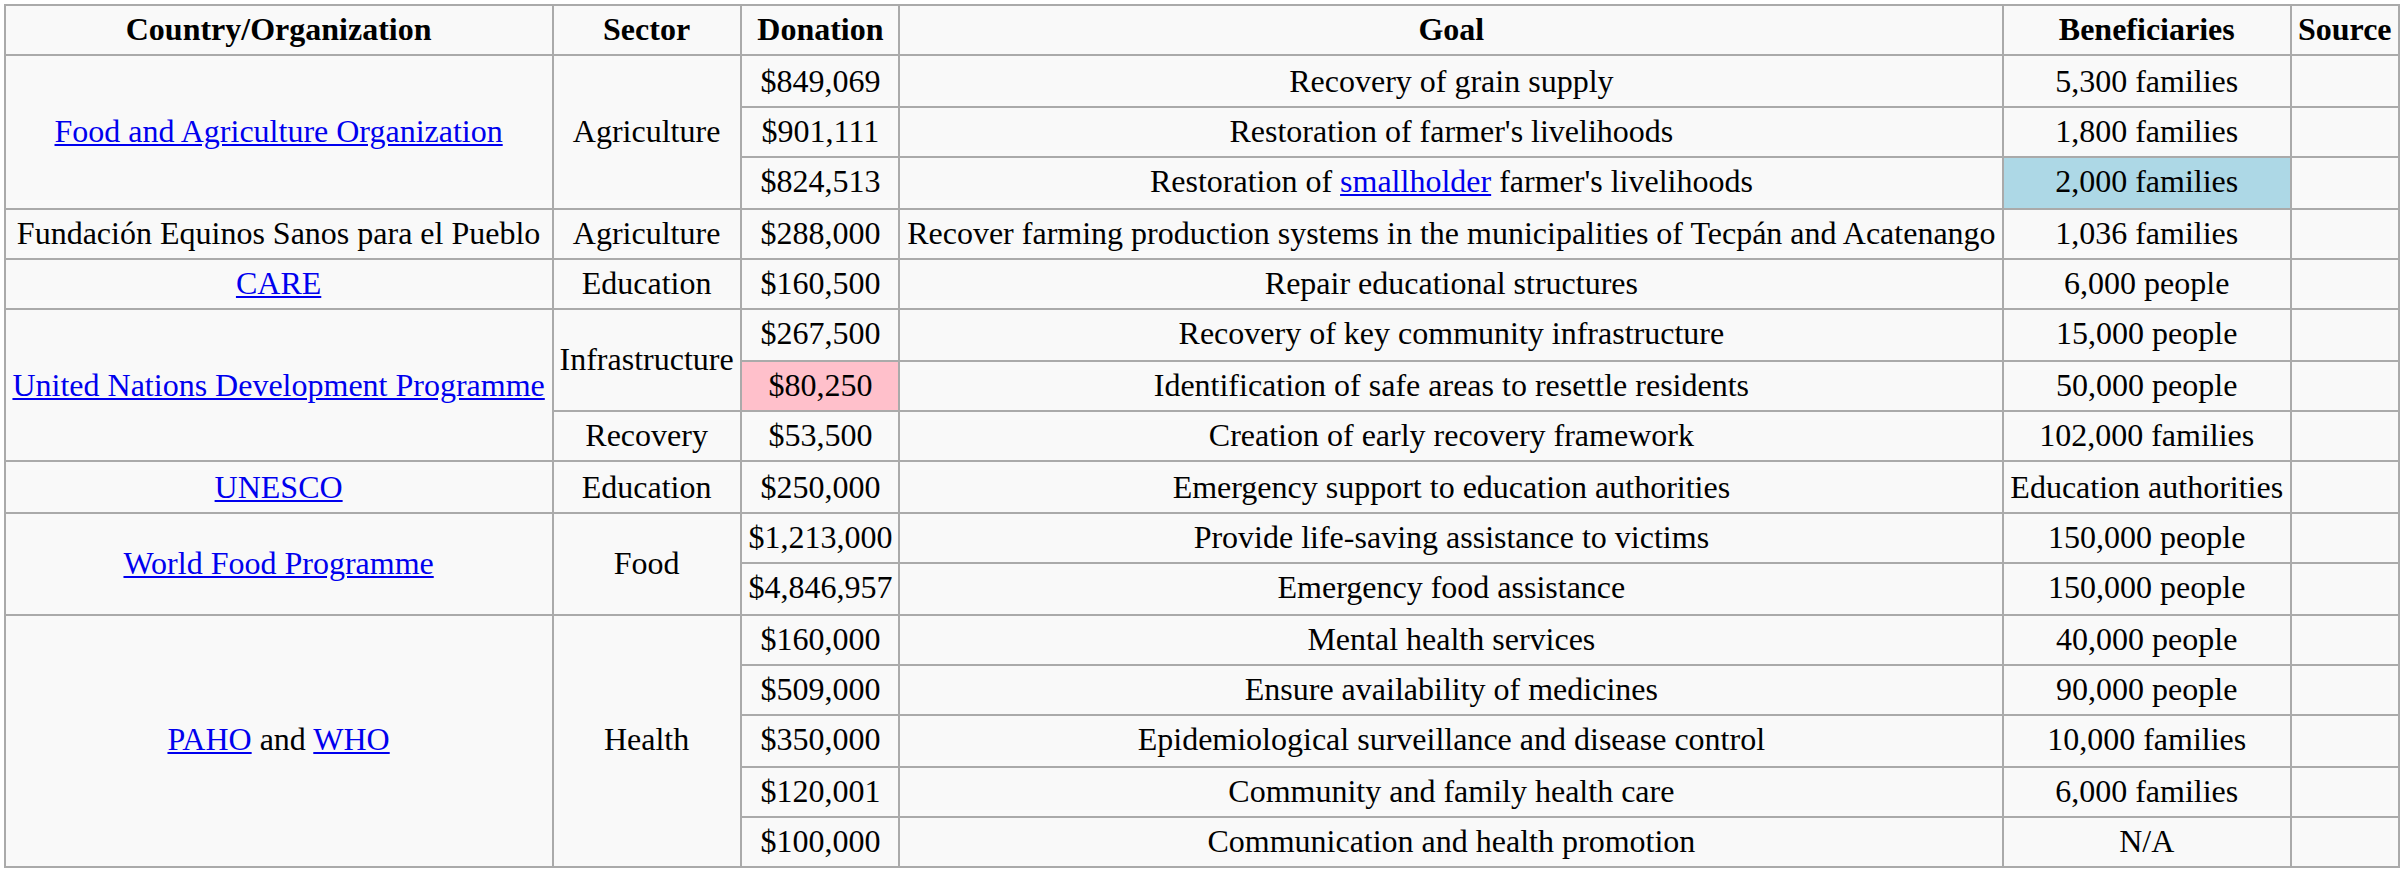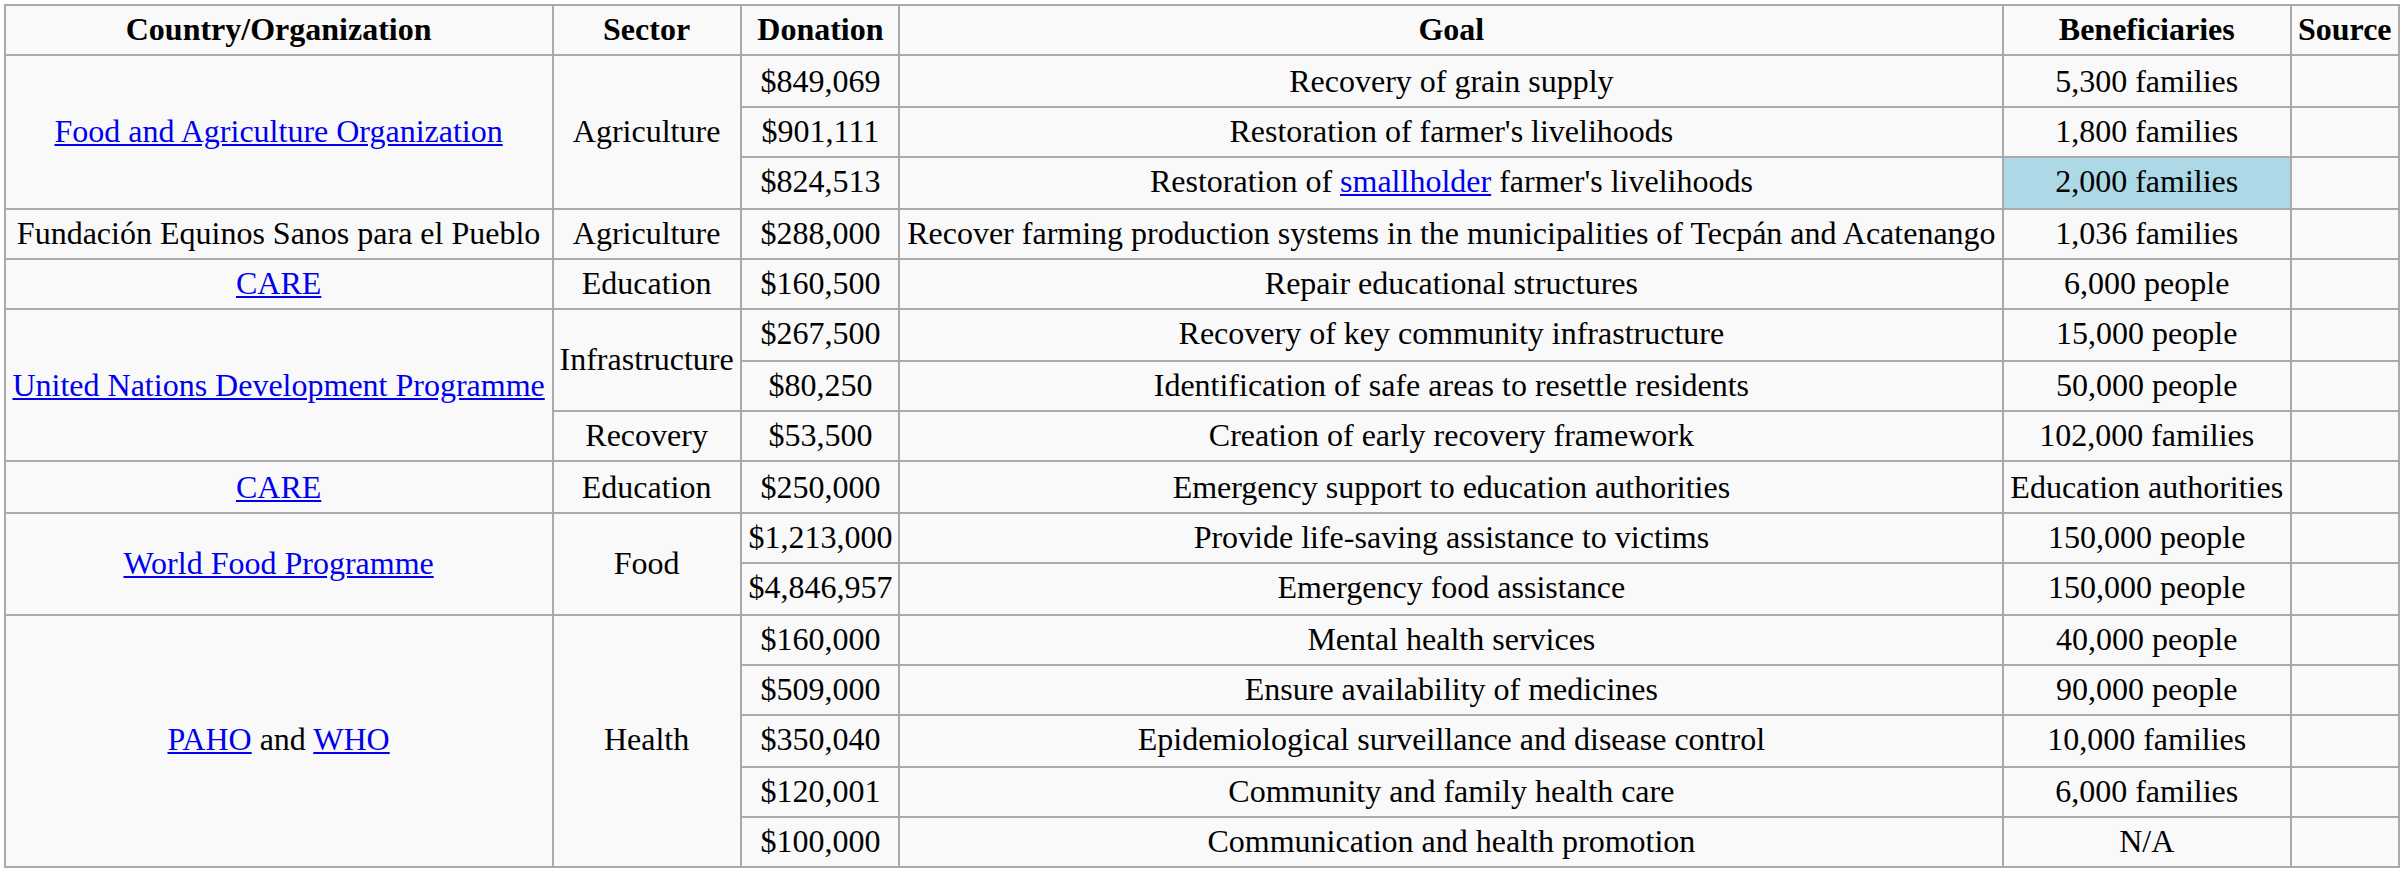(820, 385) pink background -> (820, 385) no background
(279, 486) UNESCO -> (279, 486) CARE
(820, 740) $350,000 -> (820, 740) $350,040
